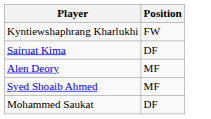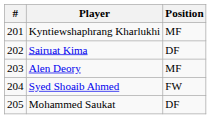+ column: (15, 13)
(152, 32) FW -> (173, 32) MF
(152, 87) MF -> (174, 87) FW
